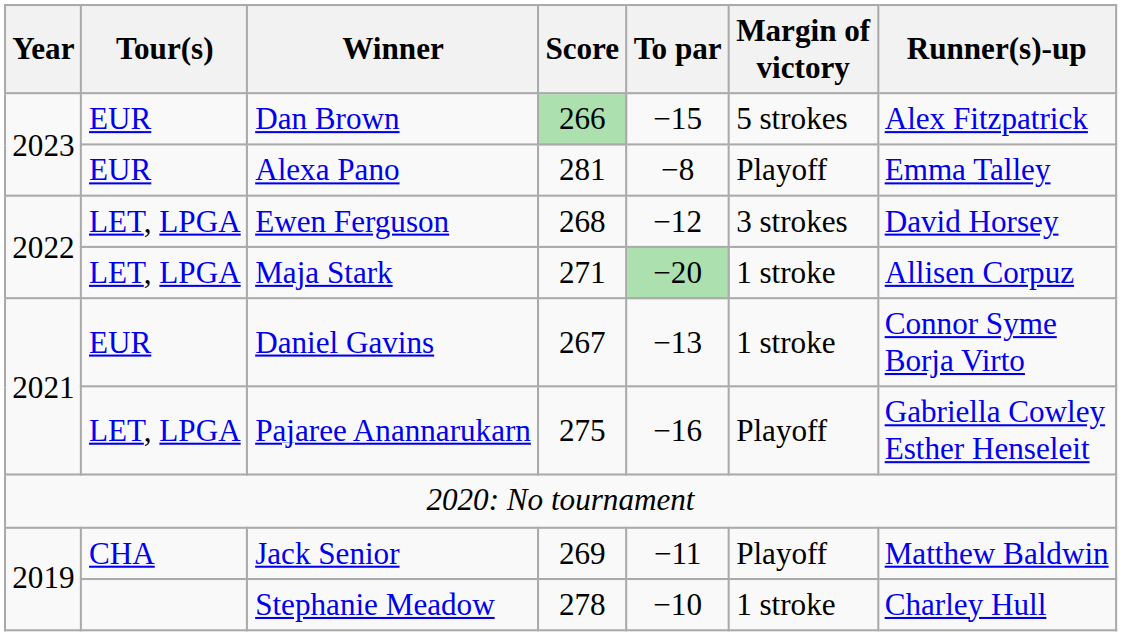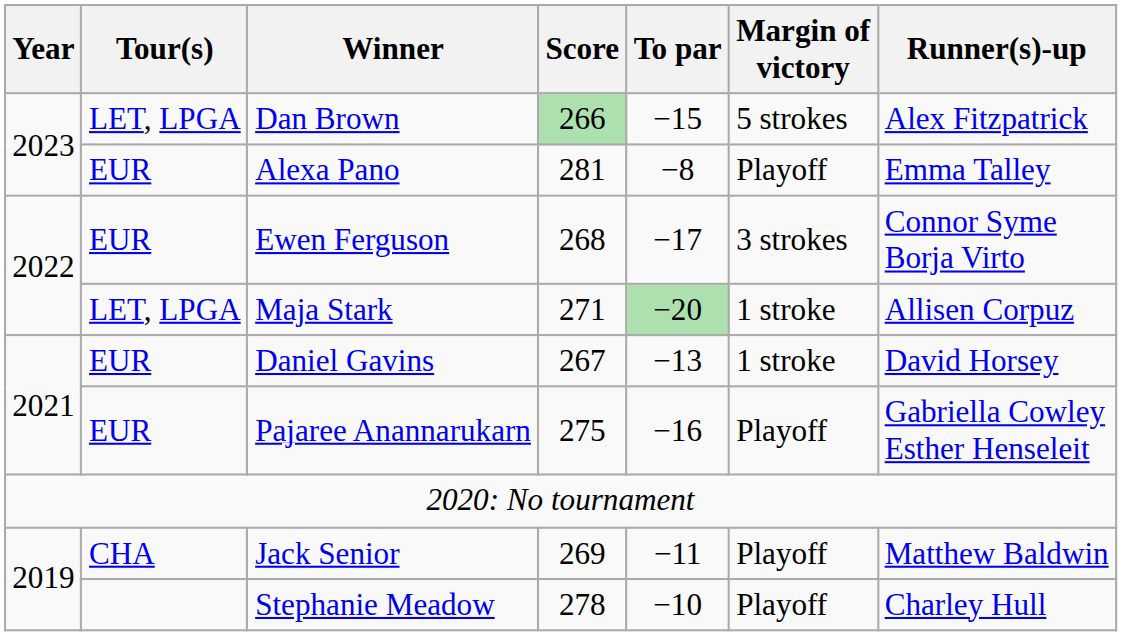(120, 118) EUR -> (165, 118) LET, LPGA
(165, 221) LET, LPGA -> (120, 239) EUR
(678, 221) −12 -> (678, 239) −17
(972, 221) David Horsey -> (971, 239) Connor Syme Borja Virto
(971, 342) Connor Syme Borja Virto -> (972, 361) David Horsey
(165, 430) LET, LPGA -> (120, 430) EUR
(786, 603) 1 stroke -> (782, 603) Playoff
